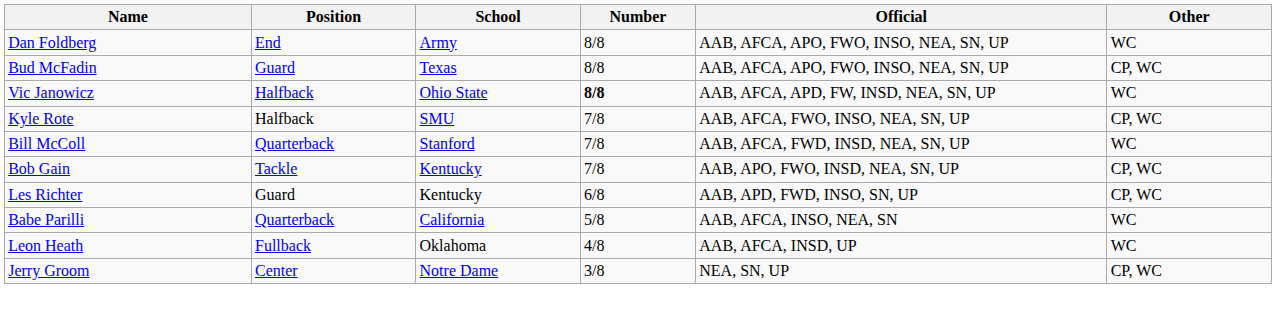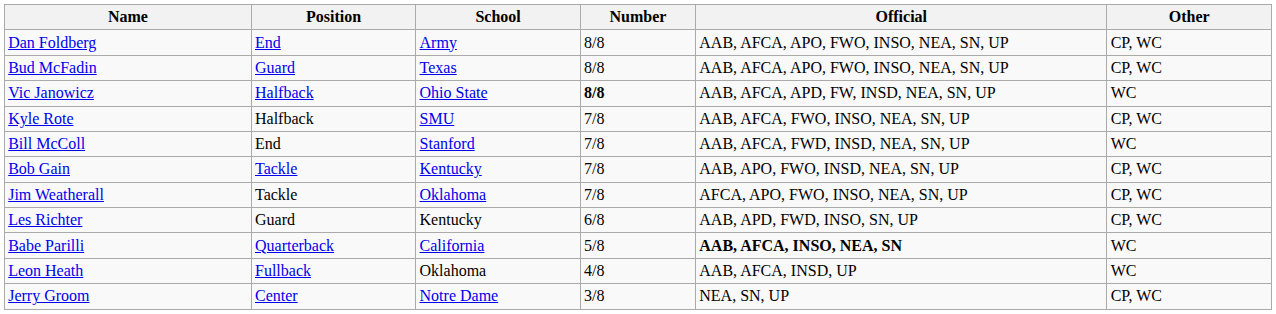(1124, 42) WC -> (1136, 42) CP, WC
(295, 144) Quarterback -> (268, 144) End
+ row: (56, 194)
(798, 220) normal -> (801, 245) bold
